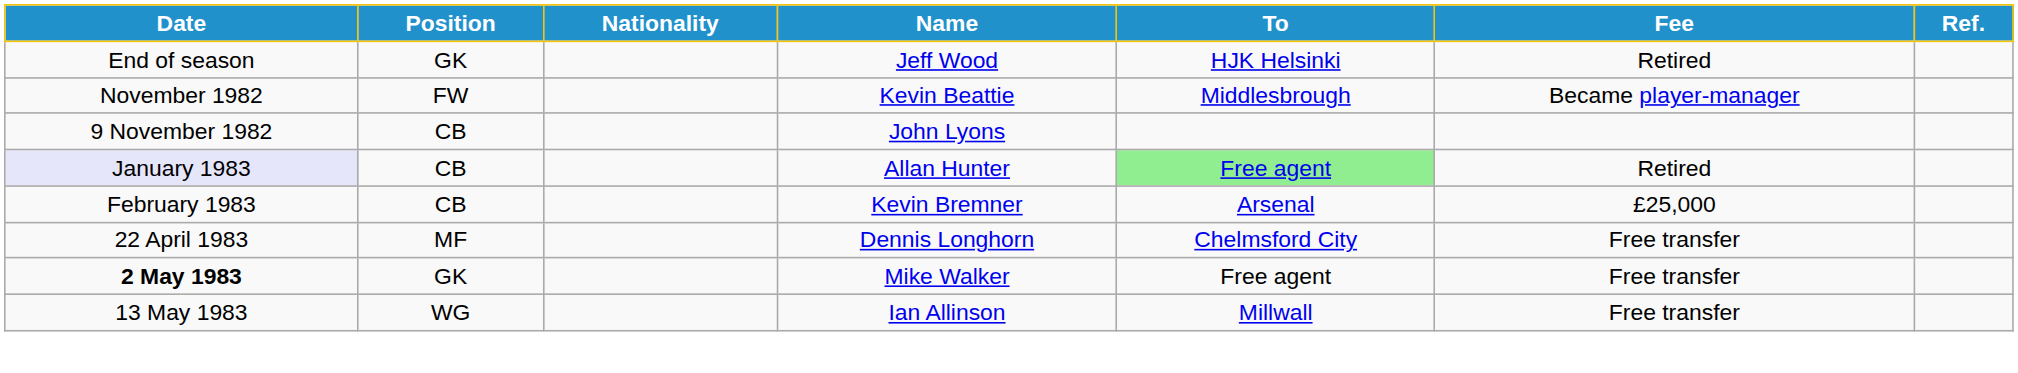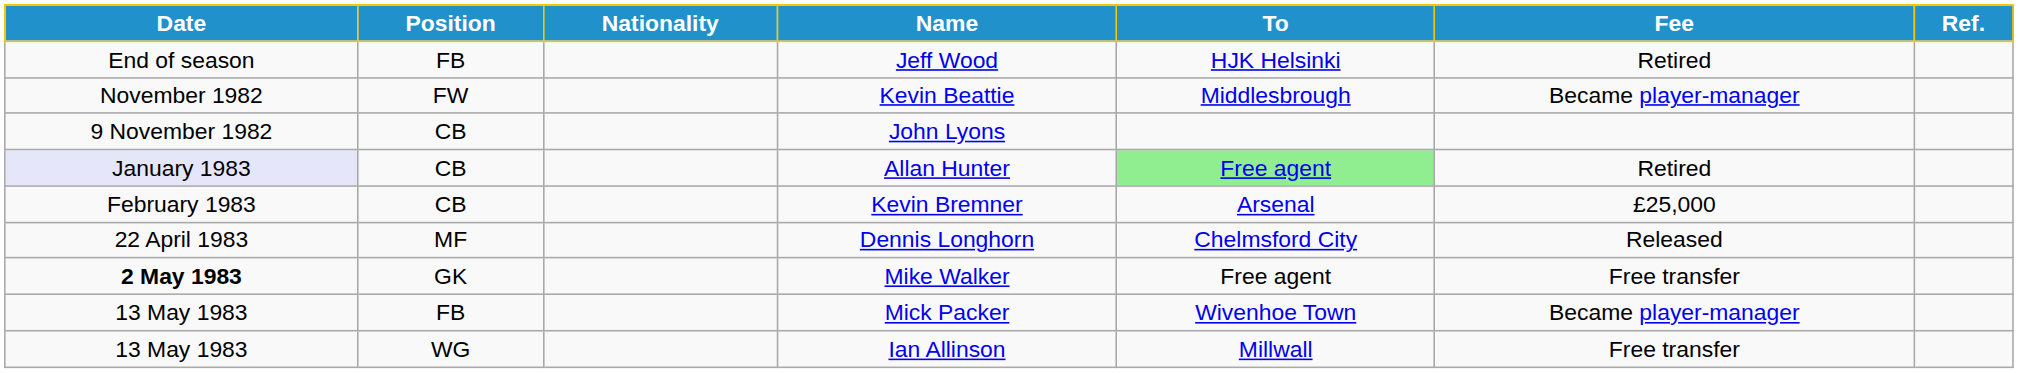(451, 59) GK -> (451, 59) FB
(1674, 240) Free transfer -> (1674, 240) Released
+ row: (947, 313)
